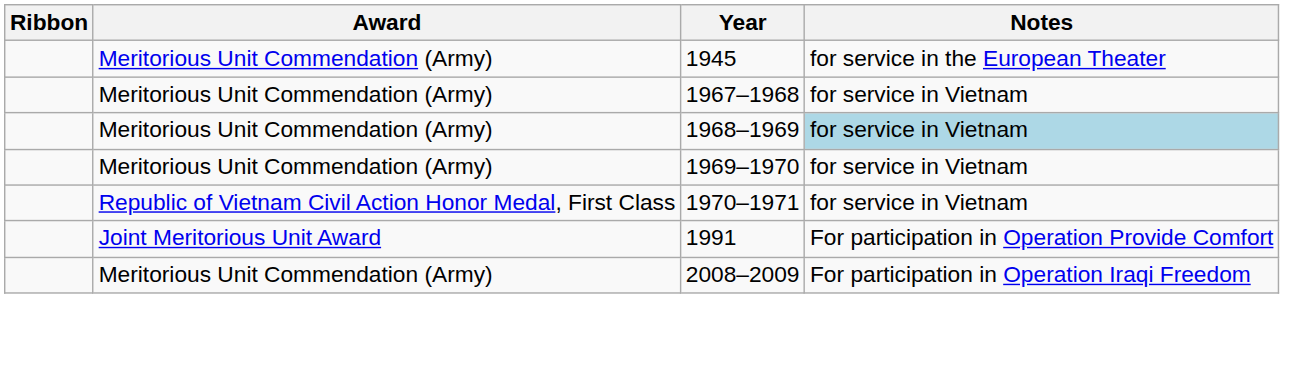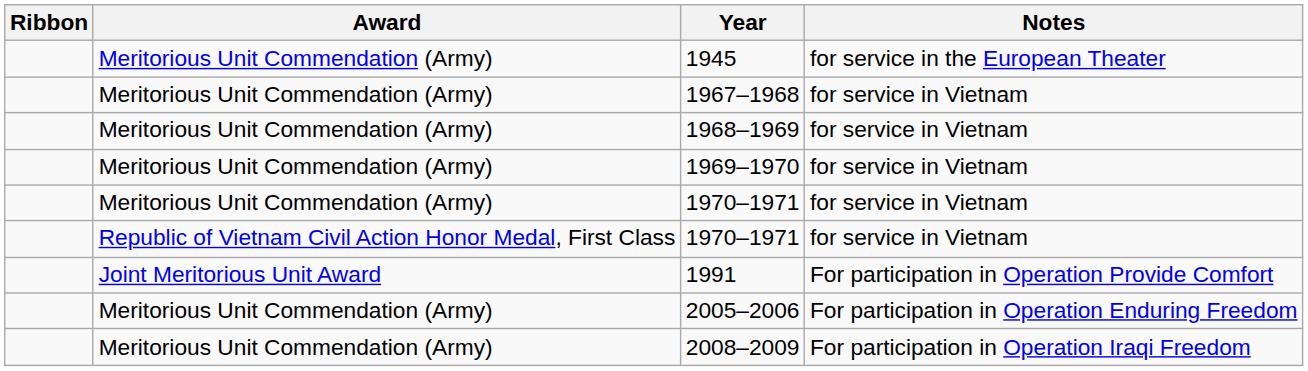(919, 130) lightblue background -> (919, 130) no background
+ row: (296, 202)
+ row: (296, 310)
